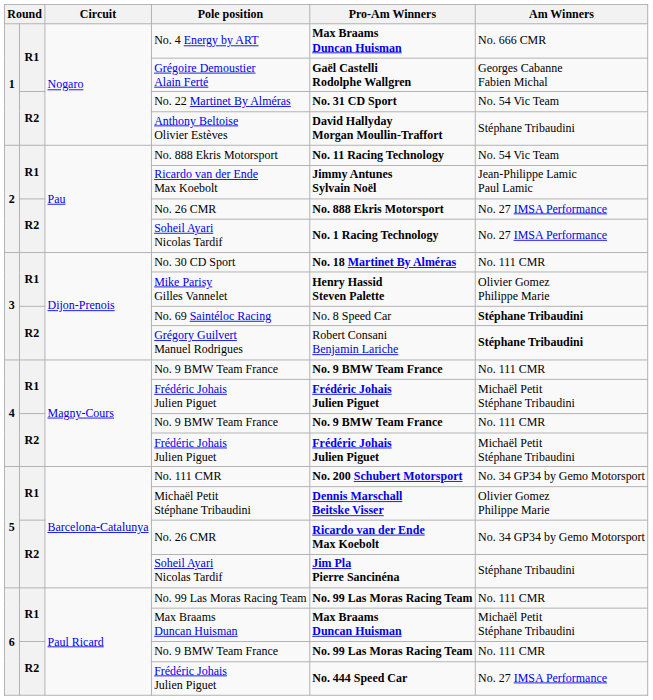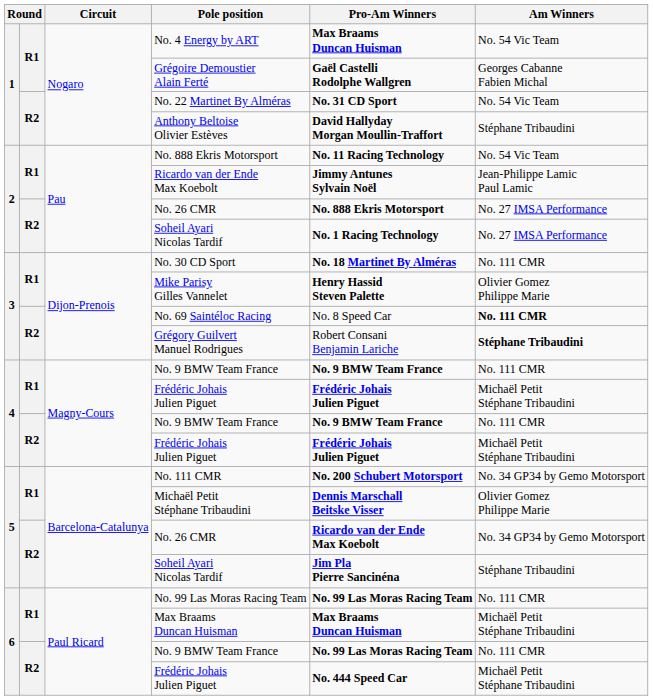(512, 40) No. 666 CMR -> (519, 40) No. 54 Vic Team
(531, 315) Stéphane Tribaudini -> (512, 315) No. 111 CMR
(543, 677) No. 27 IMSA Performance -> (526, 677) Michaël Petit Stéphane Tribaudini
